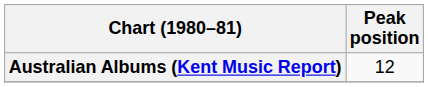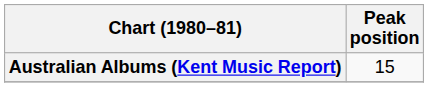(385, 67) 12 -> (385, 67) 15
